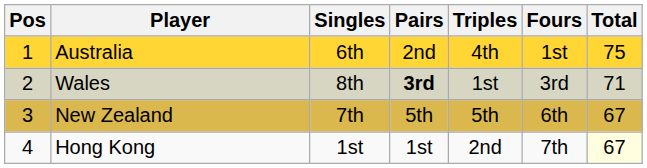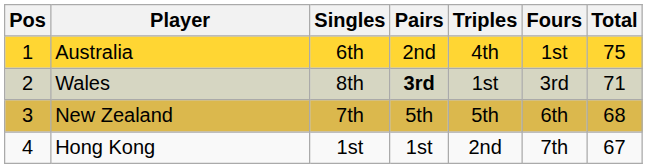(614, 115) 67 -> (614, 115) 68
(614, 147) lightyellow background -> (614, 147) no background
